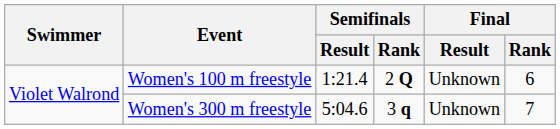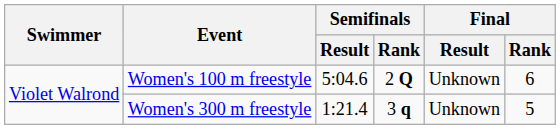(345, 79) 1:21.4 -> (345, 79) 5:04.6
(345, 109) 5:04.6 -> (345, 109) 1:21.4
(530, 109) 7 -> (530, 109) 5
